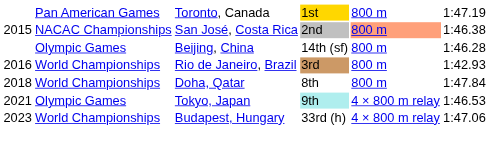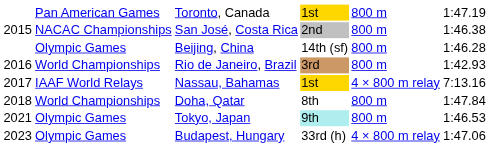(369, 30) lightsalmon background -> (369, 30) no background
+ row: (227, 83)
(396, 100) 4 × 800 m relay -> (369, 118) 800 m
(98, 118) World Championships -> (81, 135) Olympic Games
